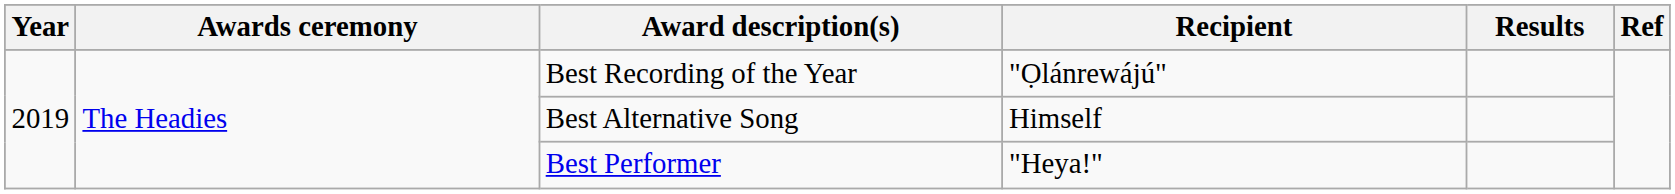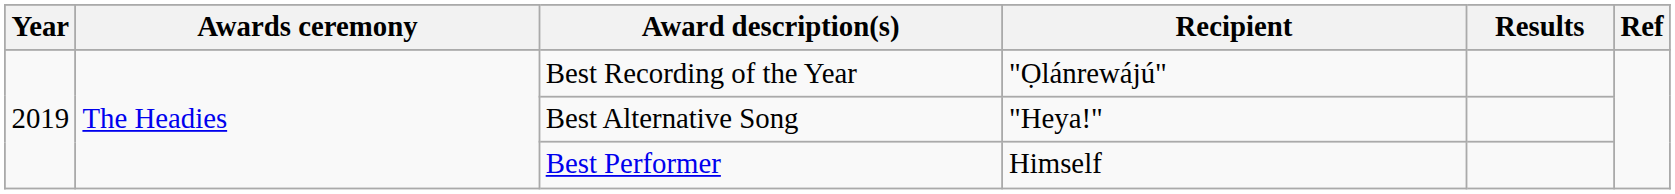(1055, 118) Himself -> (1056, 118) "Heya!"
(1056, 164) "Heya!" -> (1055, 164) Himself
